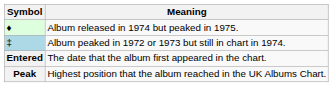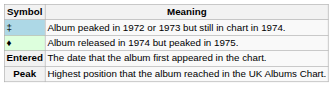rows swapped: (9, 43) <-> (9, 27)
